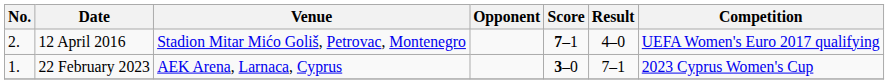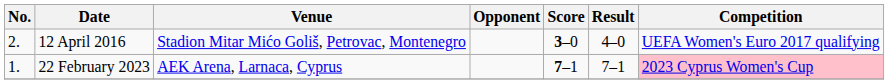(566, 41) 7–1 -> (566, 41) 3–0
(566, 66) 3–0 -> (566, 66) 7–1
(728, 66) no background -> (728, 66) pink background
